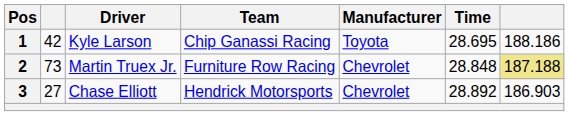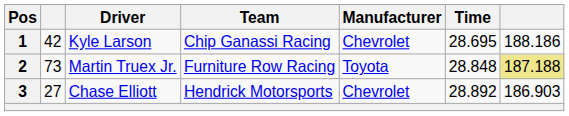(365, 42) Toyota -> (376, 42) Chevrolet
(376, 67) Chevrolet -> (365, 67) Toyota
